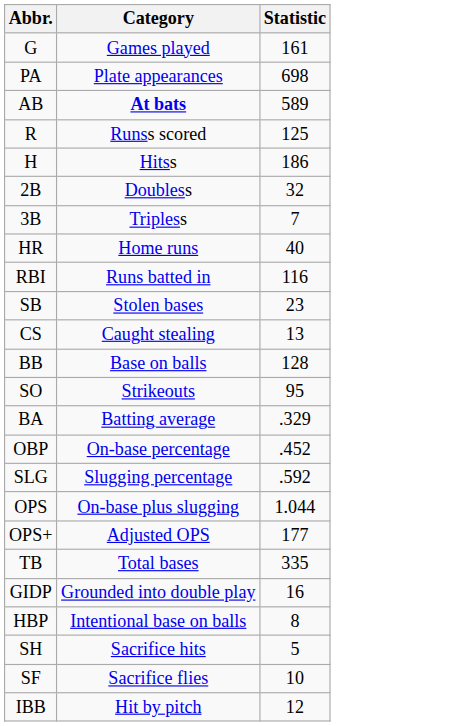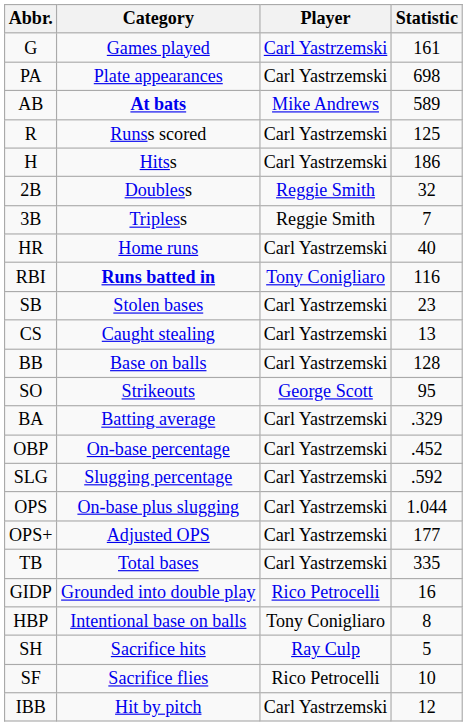+ column: (326, 18)
(158, 276) normal -> (158, 276) bold
